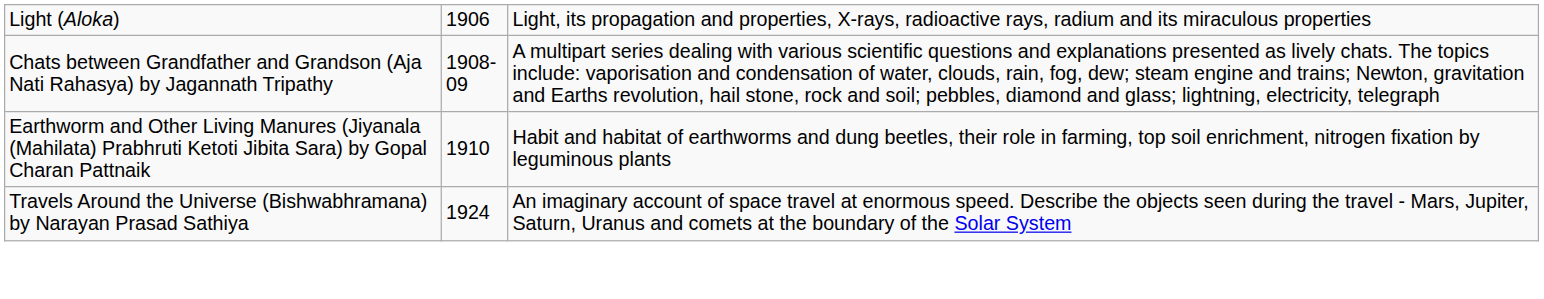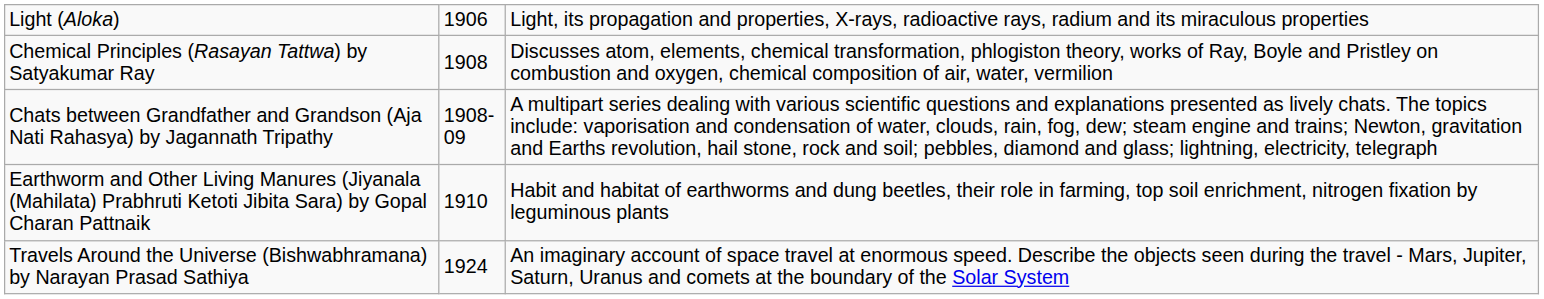+ row: (188, 62)
